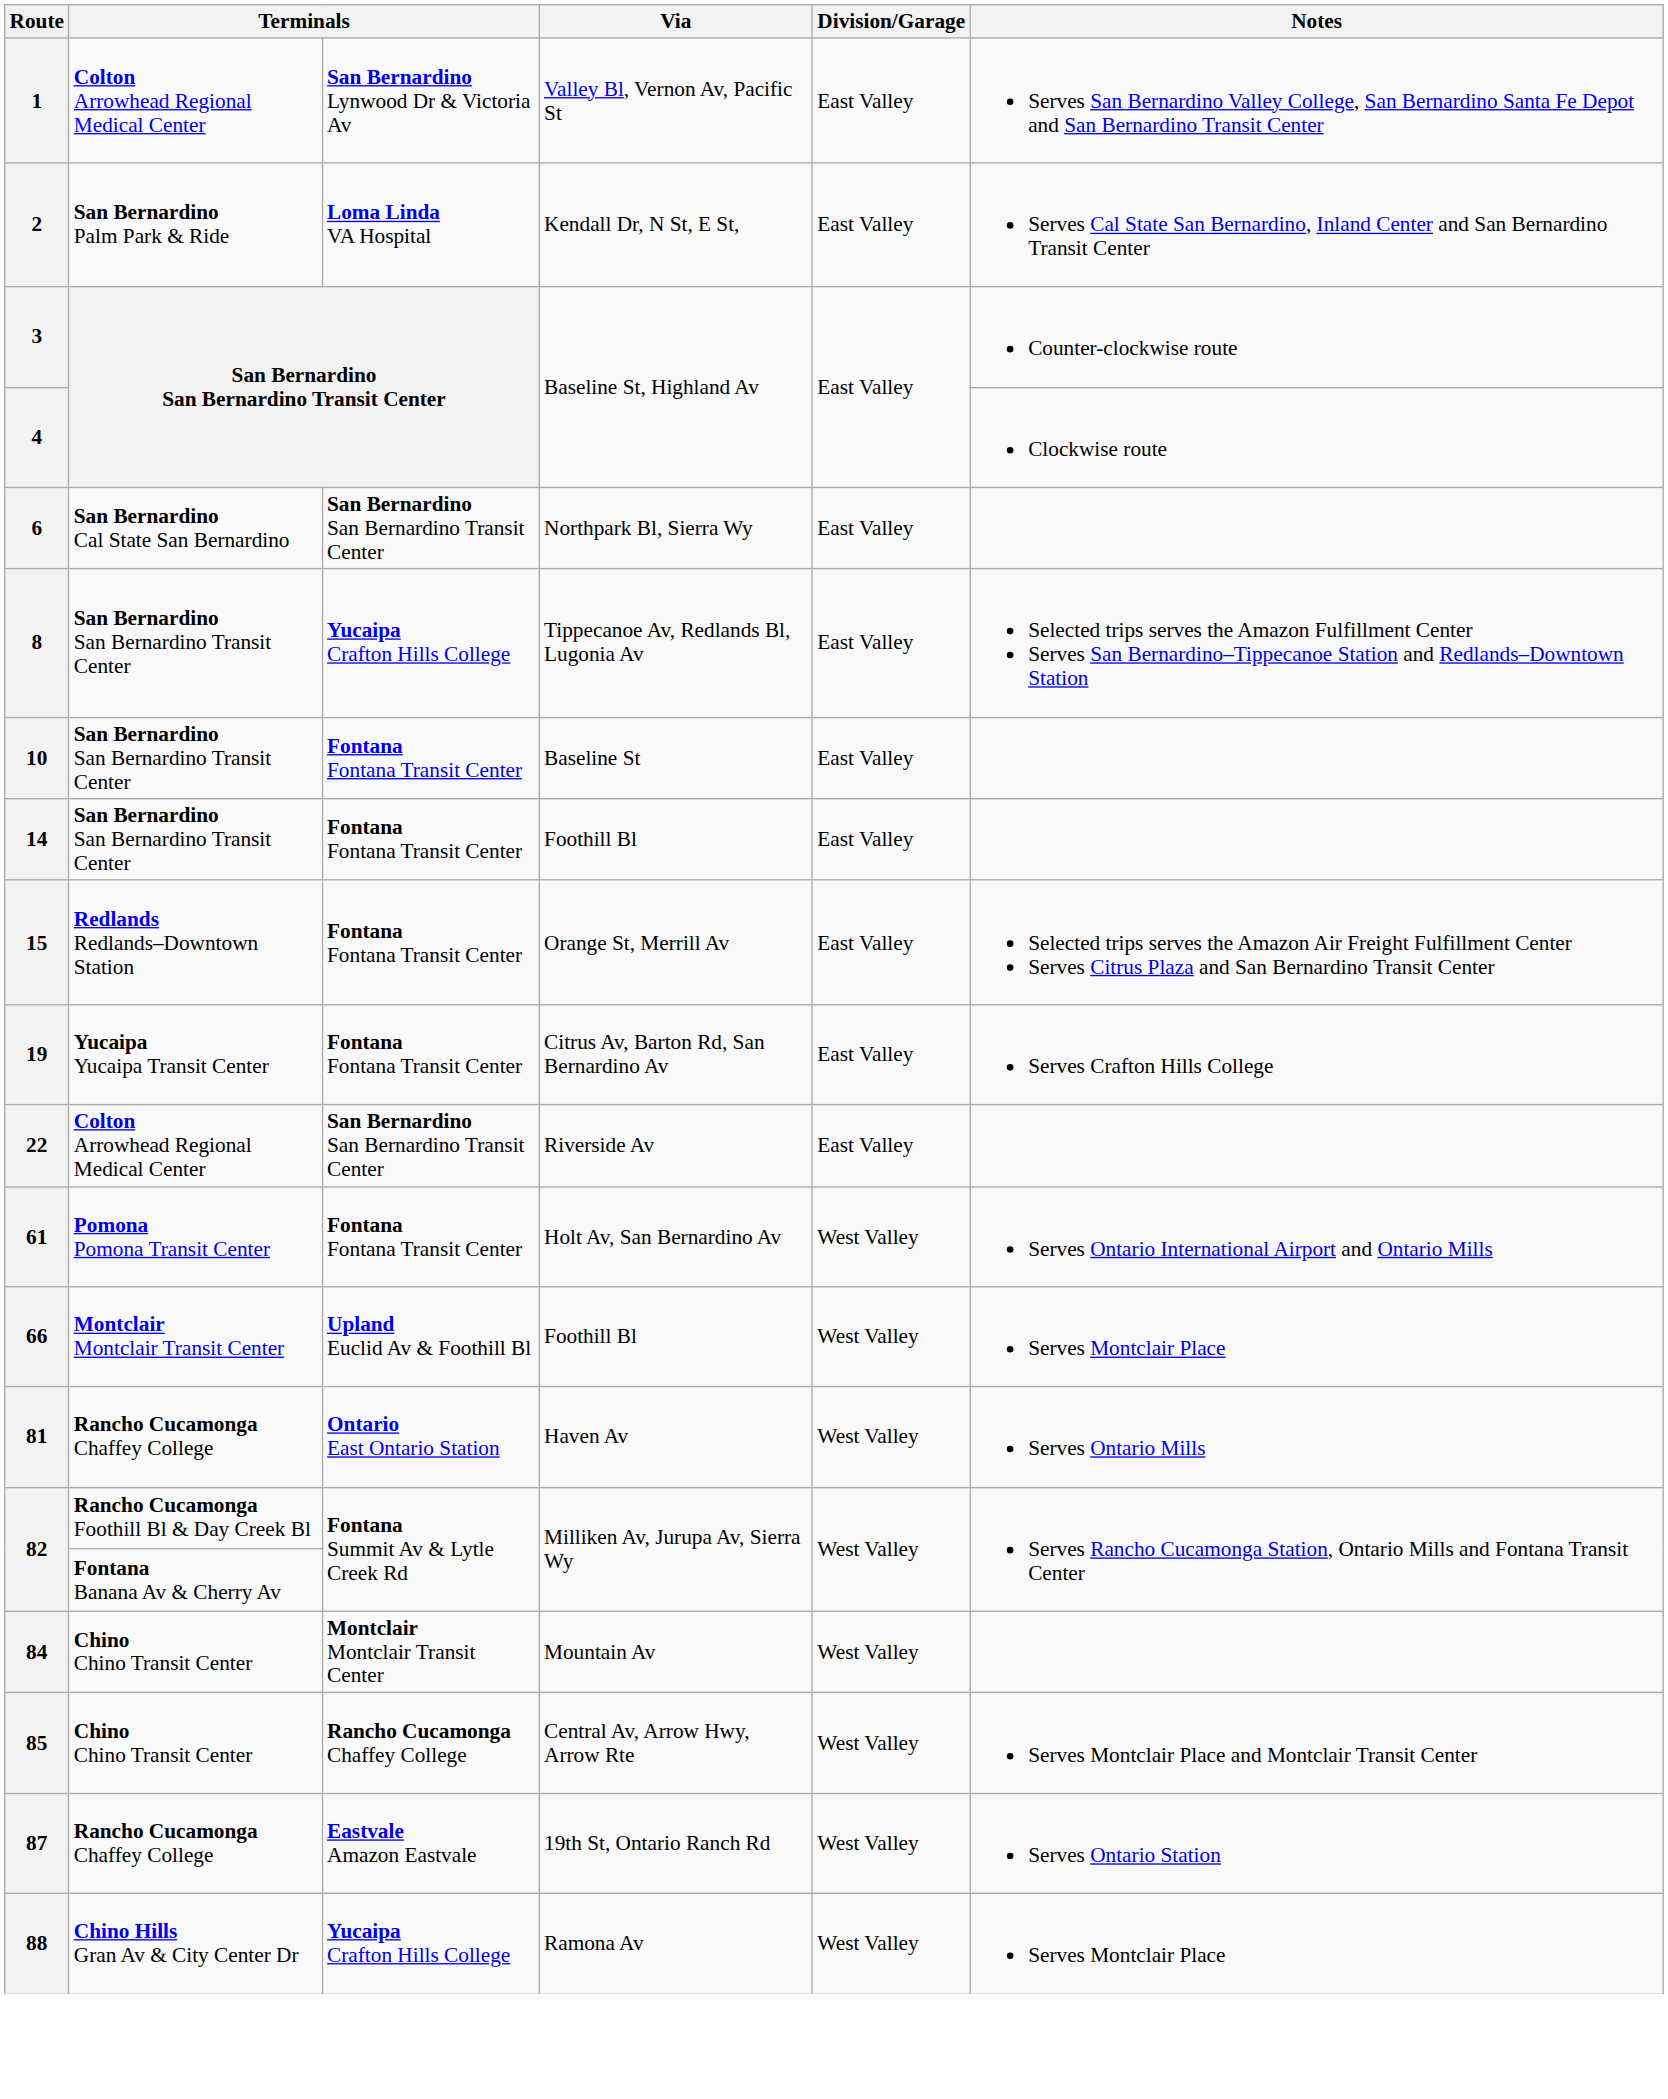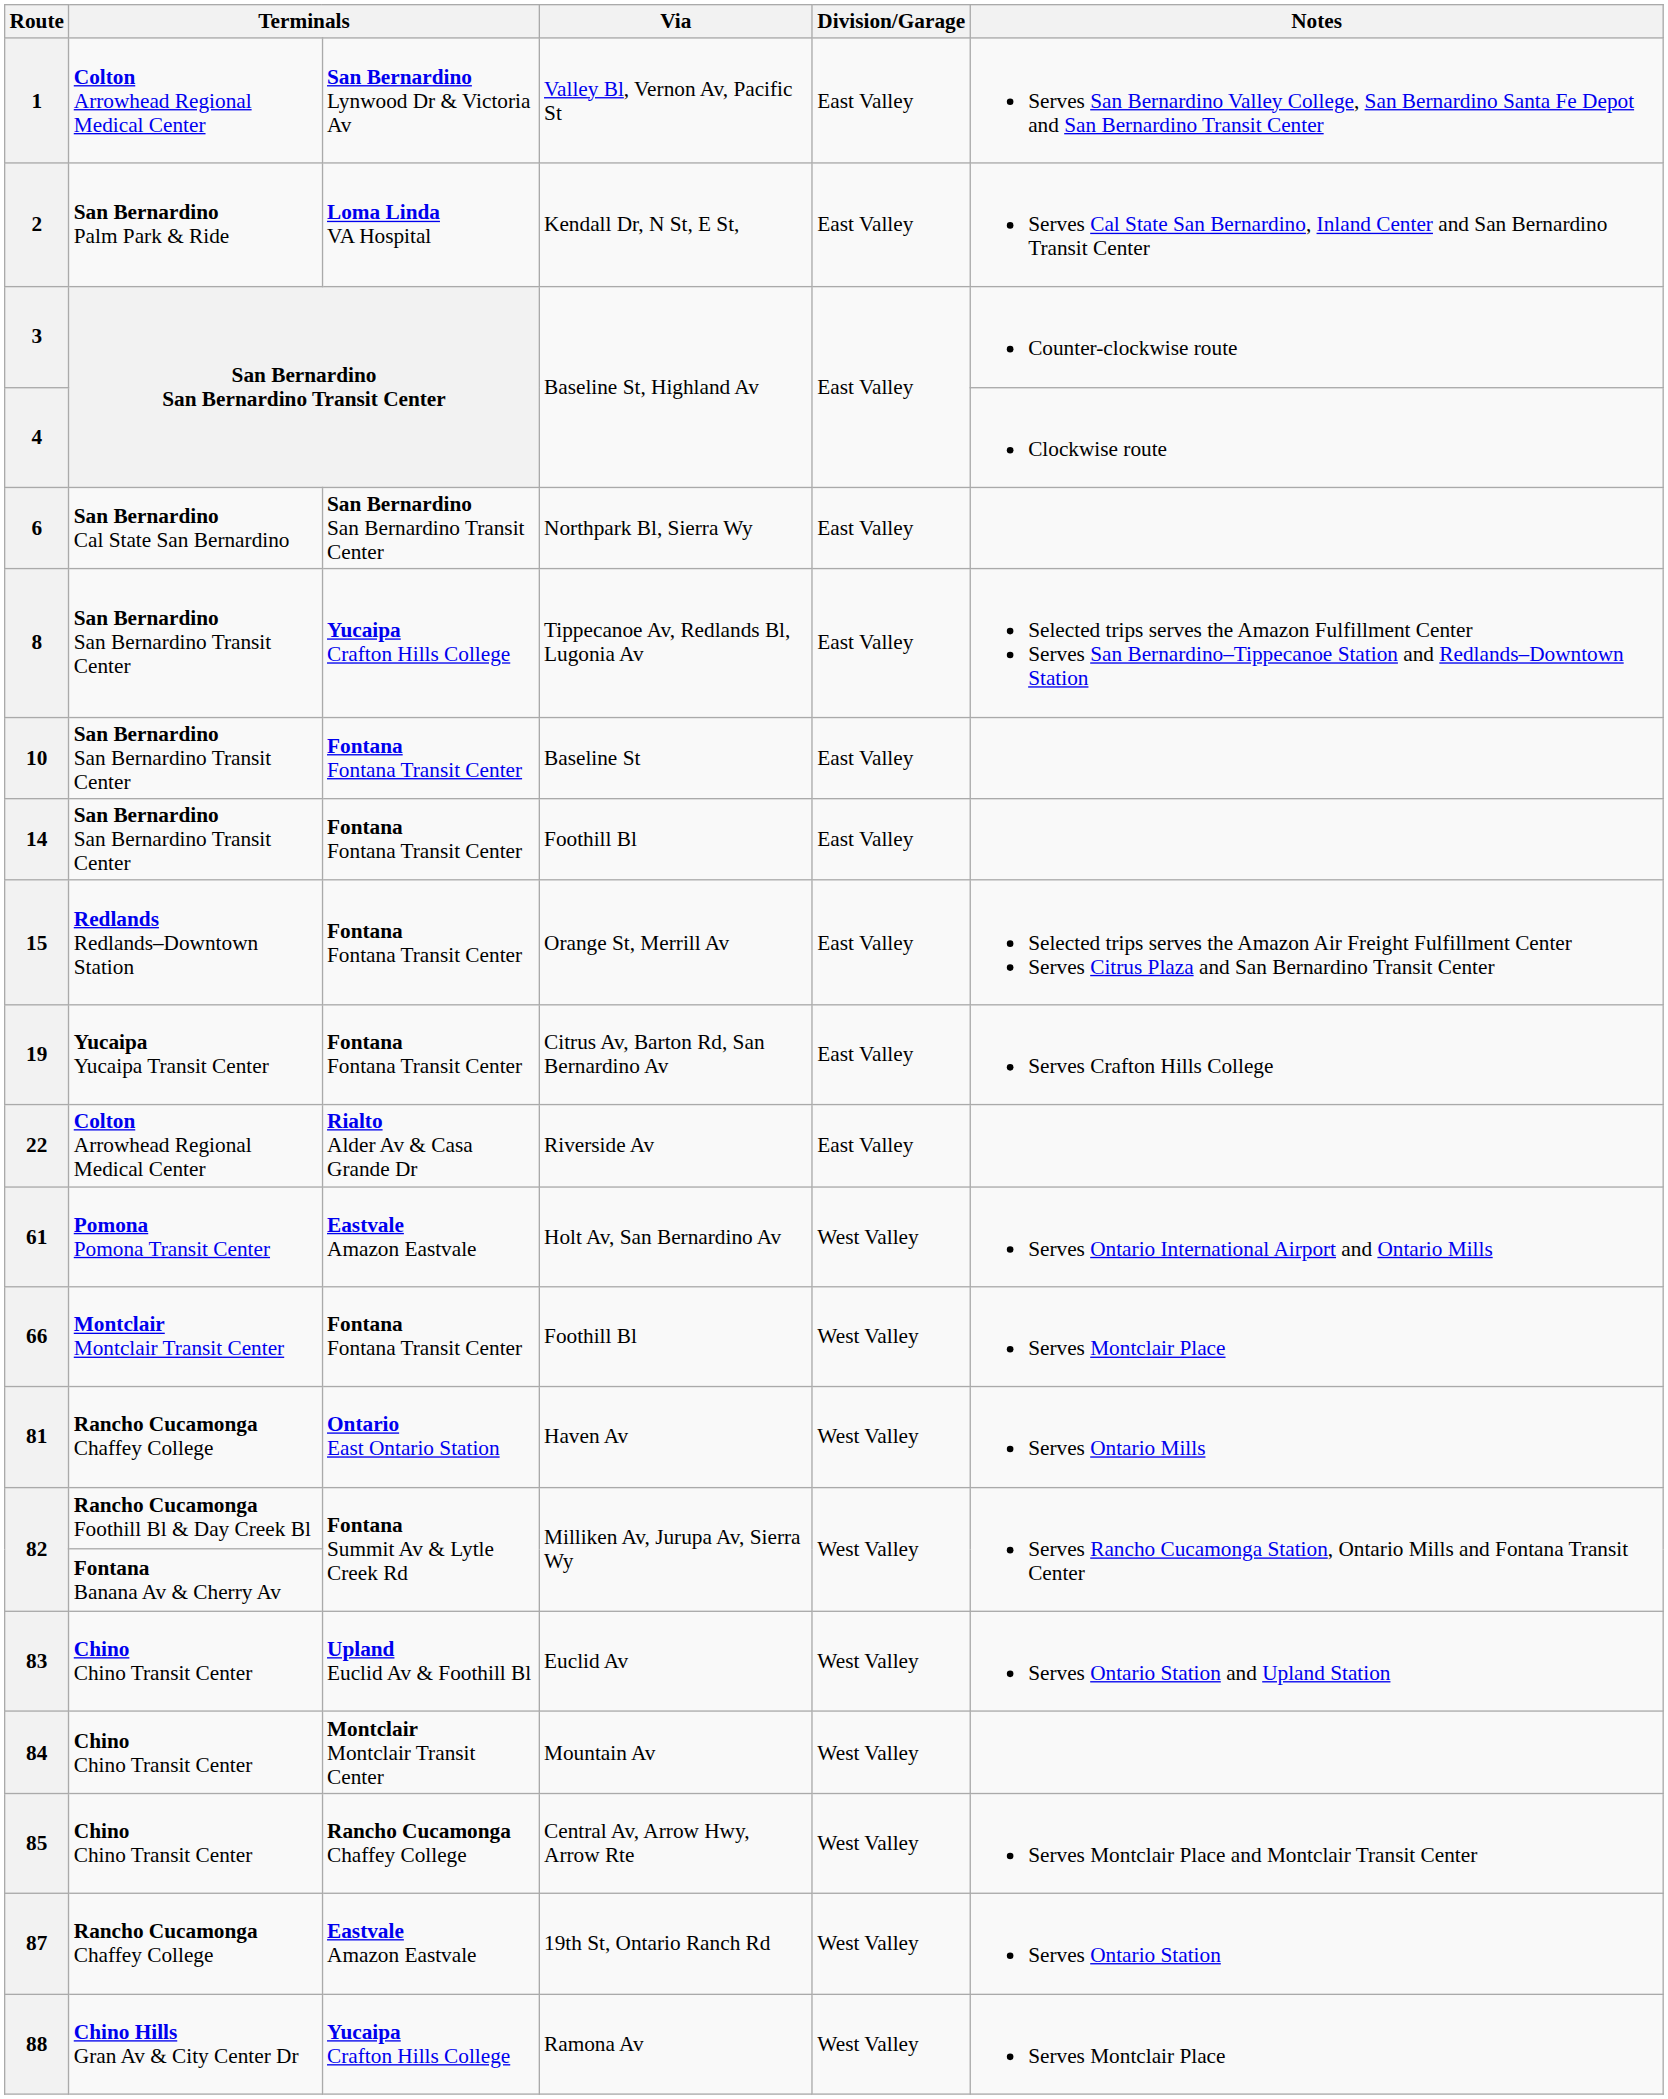(426, 1145) San Bernardino San Bernardino Transit Center -> (400, 1145) Rialto Alder Av & Casa Grande Dr
(425, 1236) Fontana Fontana Transit Center -> (402, 1236) Eastvale Amazon Eastvale
(429, 1336) Upland Euclid Av & Foothill Bl -> (425, 1336) Fontana Fontana Transit Center
+ row: (37, 1661)
